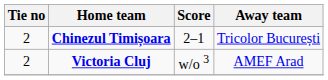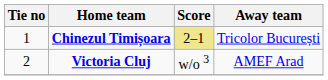(27, 37) 2 -> (27, 37) 1
(194, 37) no background -> (194, 37) khaki background
